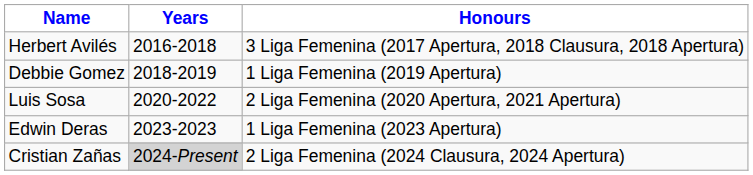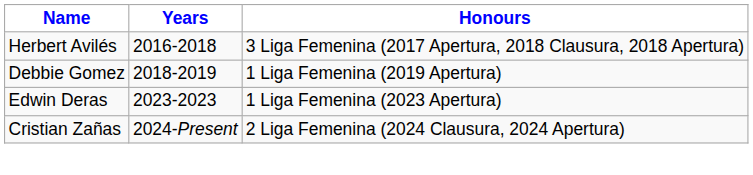- row: (47, 101)
(185, 156) lightgrey background -> (185, 128) no background
